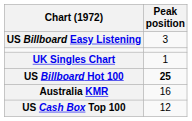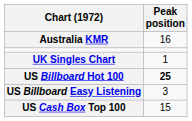rows swapped: (74, 92) <-> (74, 39)
(165, 108) 12 -> (165, 108) 15
